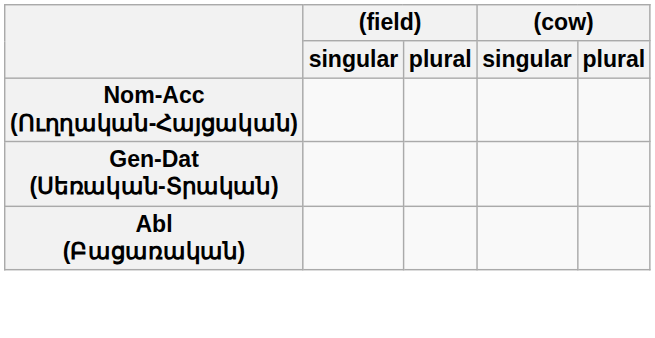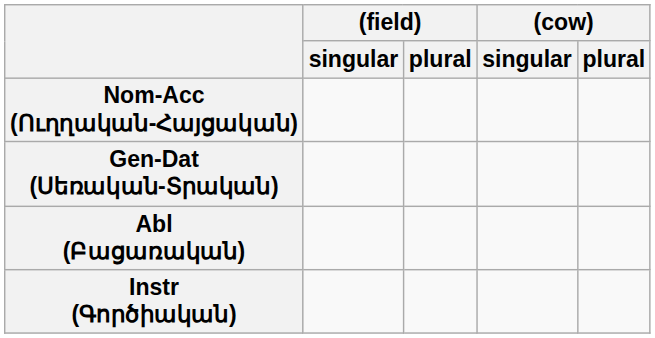+ row: (154, 301)
